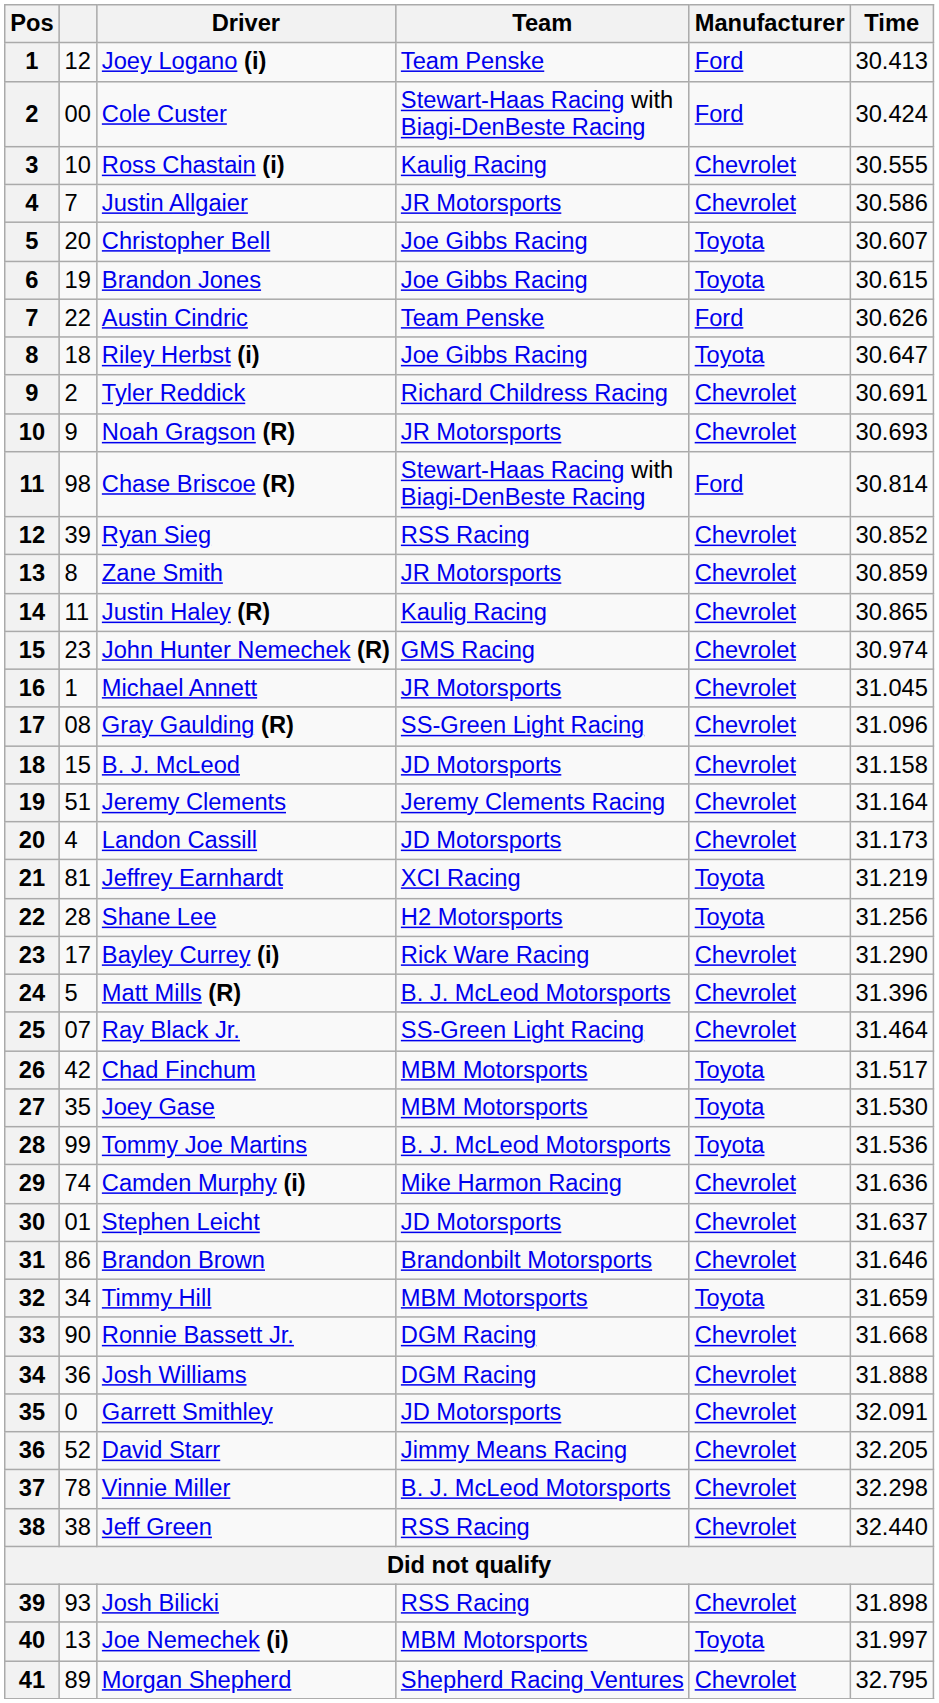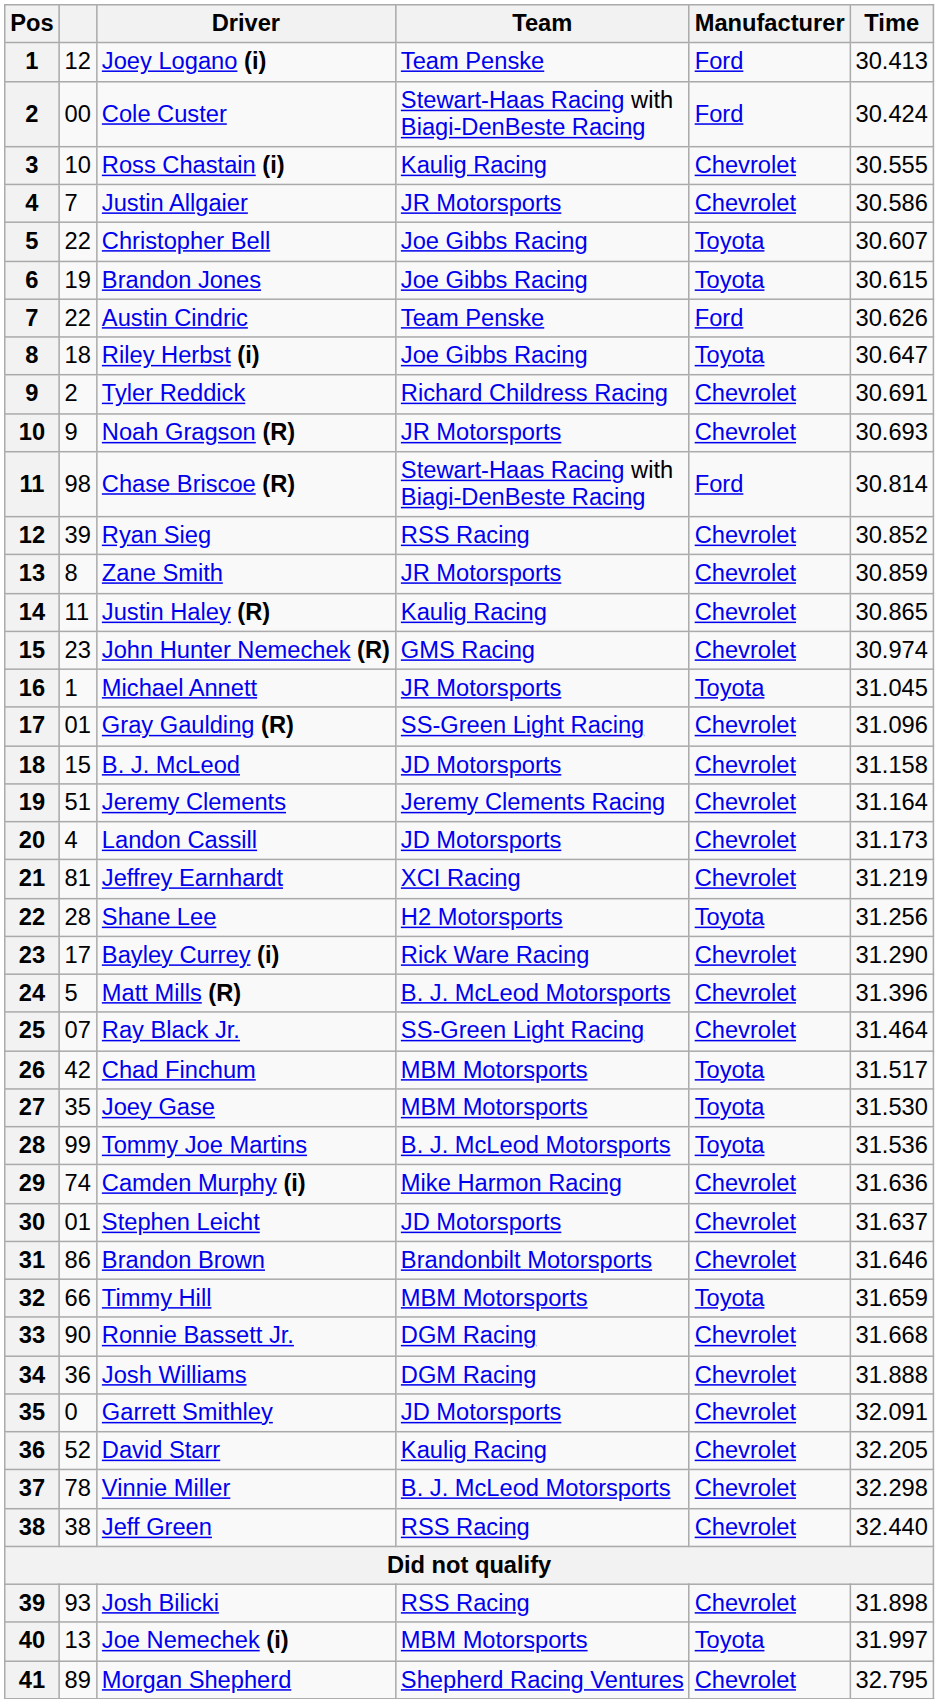(78, 241) 20 -> (78, 241) 22
(745, 687) Chevrolet -> (730, 687) Toyota
(78, 725) 08 -> (78, 725) 01
(730, 878) Toyota -> (745, 878) Chevrolet
(78, 1297) 34 -> (78, 1297) 66
(514, 1450) Jimmy Means Racing -> (474, 1450) Kaulig Racing
